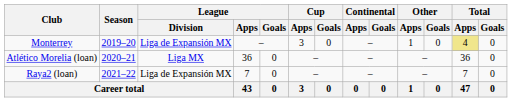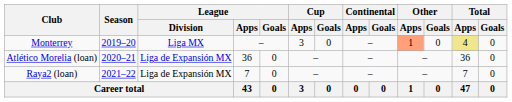(186, 43) Liga de Expansión MX -> (186, 43) Liga MX
(411, 43) no background -> (411, 43) lightsalmon background
(186, 58) Liga MX -> (186, 58) Liga de Expansión MX
